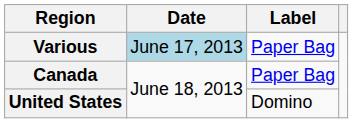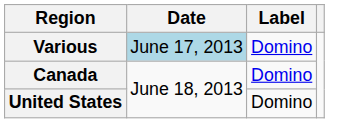(293, 46) Paper Bag -> (282, 46) Domino
(293, 74) Paper Bag -> (282, 74) Domino
